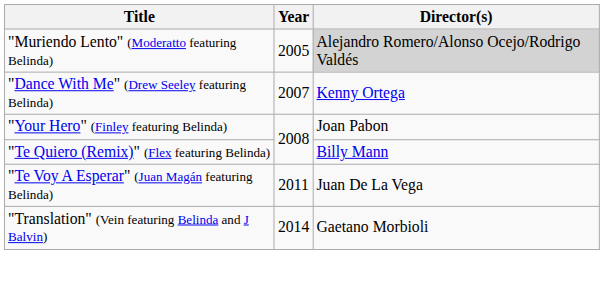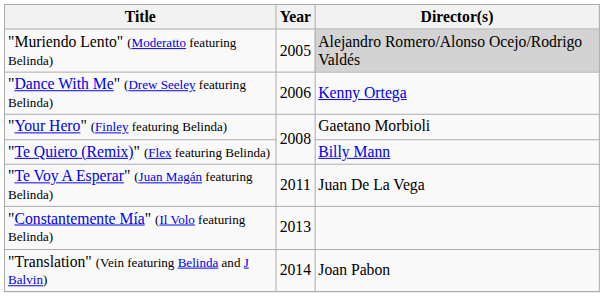(294, 93) 2007 -> (295, 93) 2006
(352, 126) Joan Pabon -> (374, 126) Gaetano Morbioli
+ row: (127, 227)
(372, 227) Gaetano Morbioli -> (354, 270) Joan Pabon
